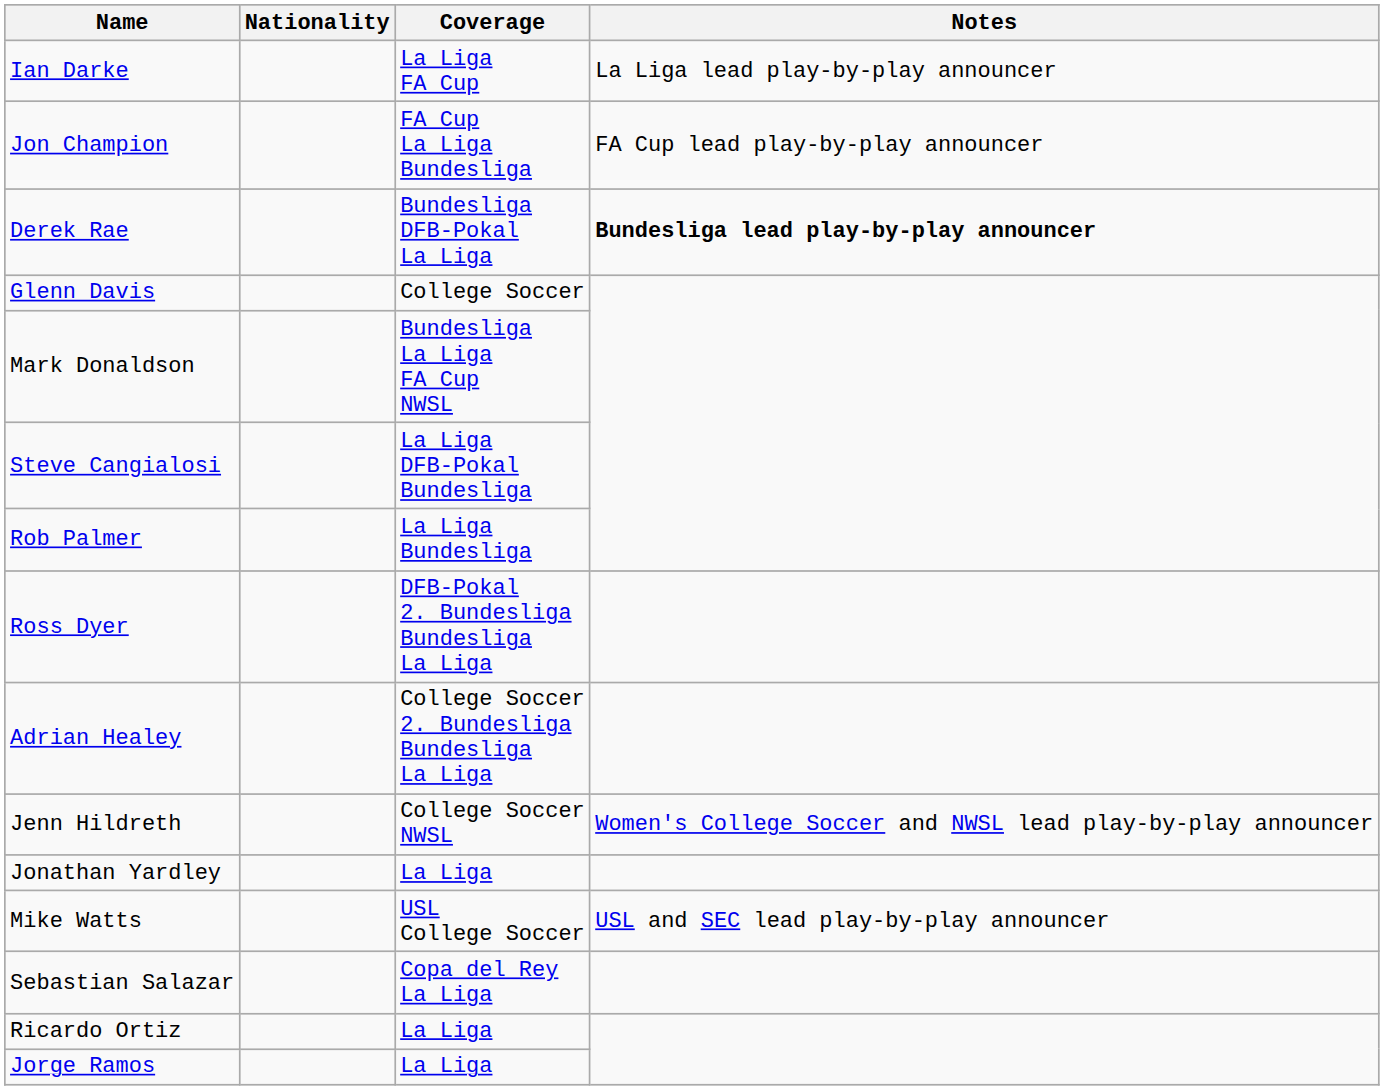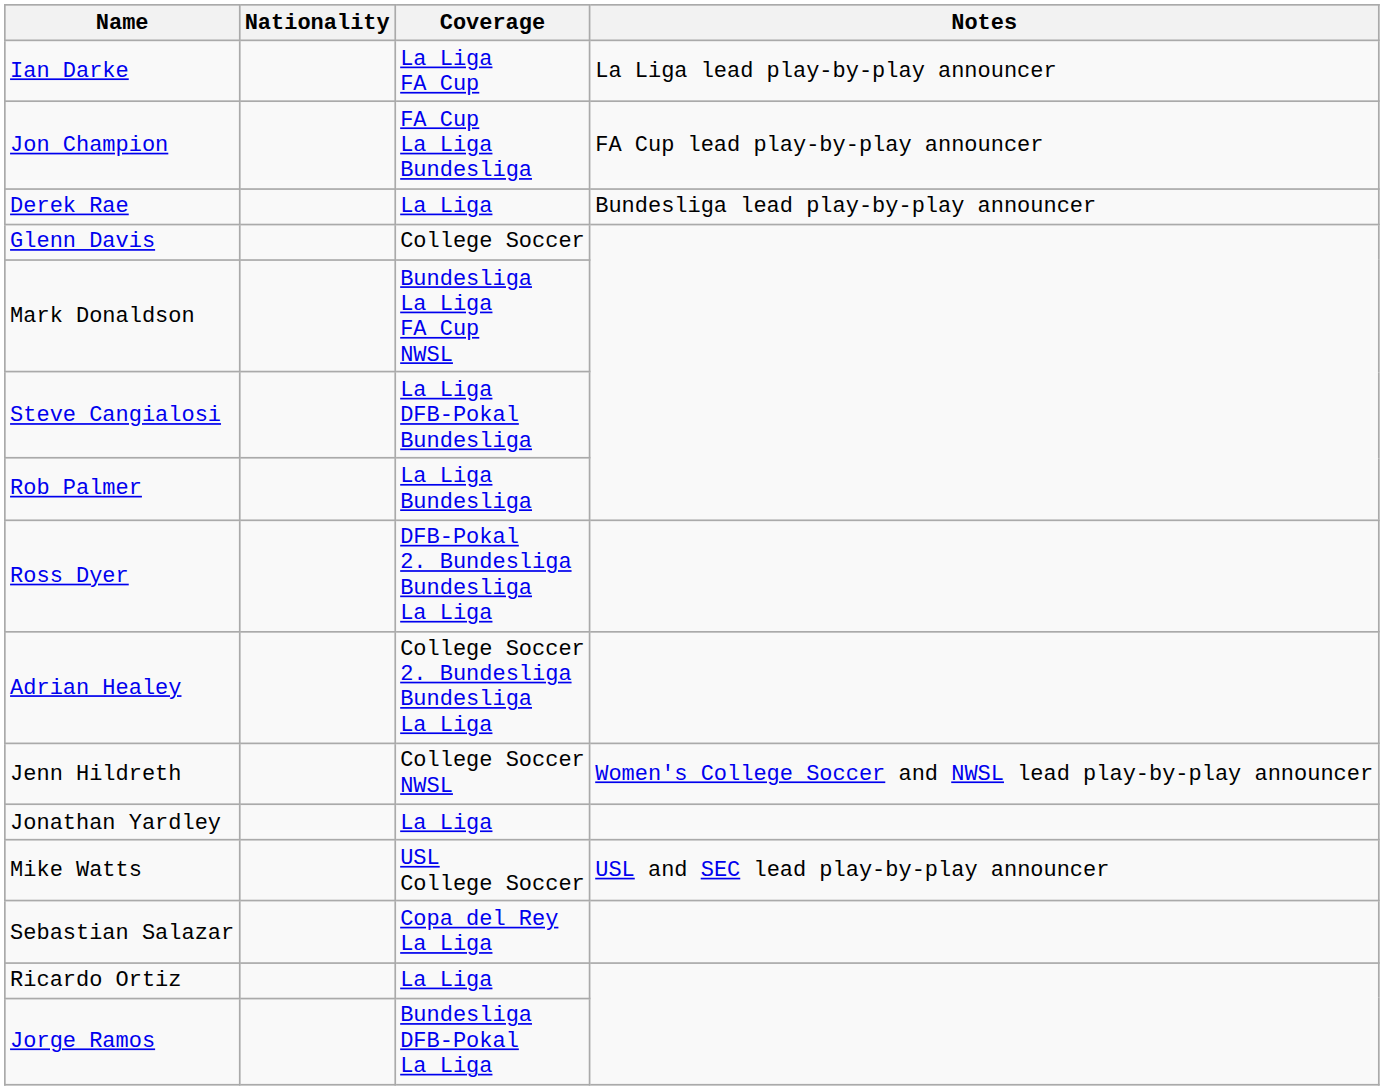(466, 232) Bundesliga DFB-Pokal La Liga -> (446, 206) La Liga
(846, 232) bold -> (846, 206) normal
(446, 1067) La Liga -> (466, 1042) Bundesliga DFB-Pokal La Liga
